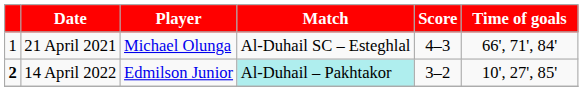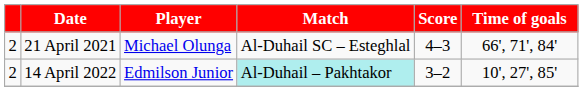(13, 45) 1 -> (13, 45) 2
(13, 72) bold -> (13, 72) normal
